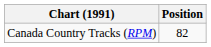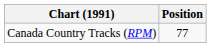(182, 33) 82 -> (182, 33) 77
